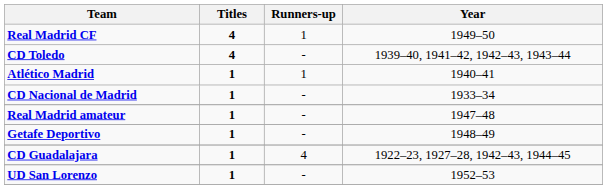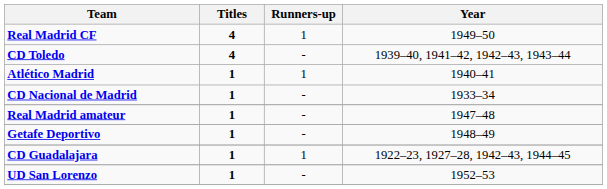(304, 154) 4 -> (304, 154) 1
